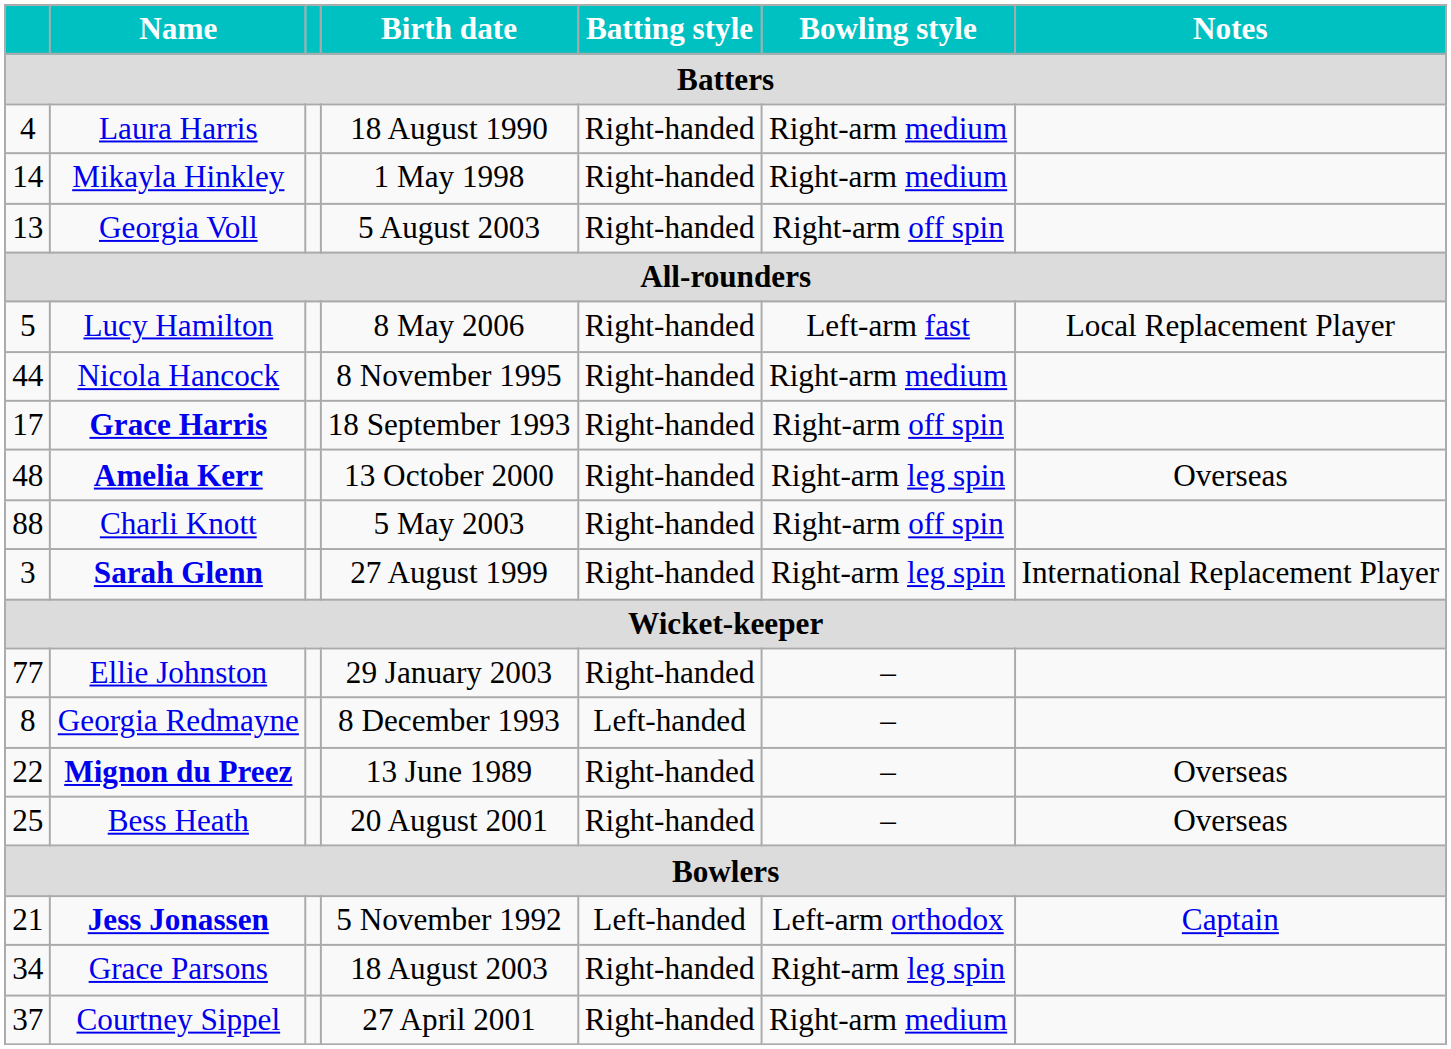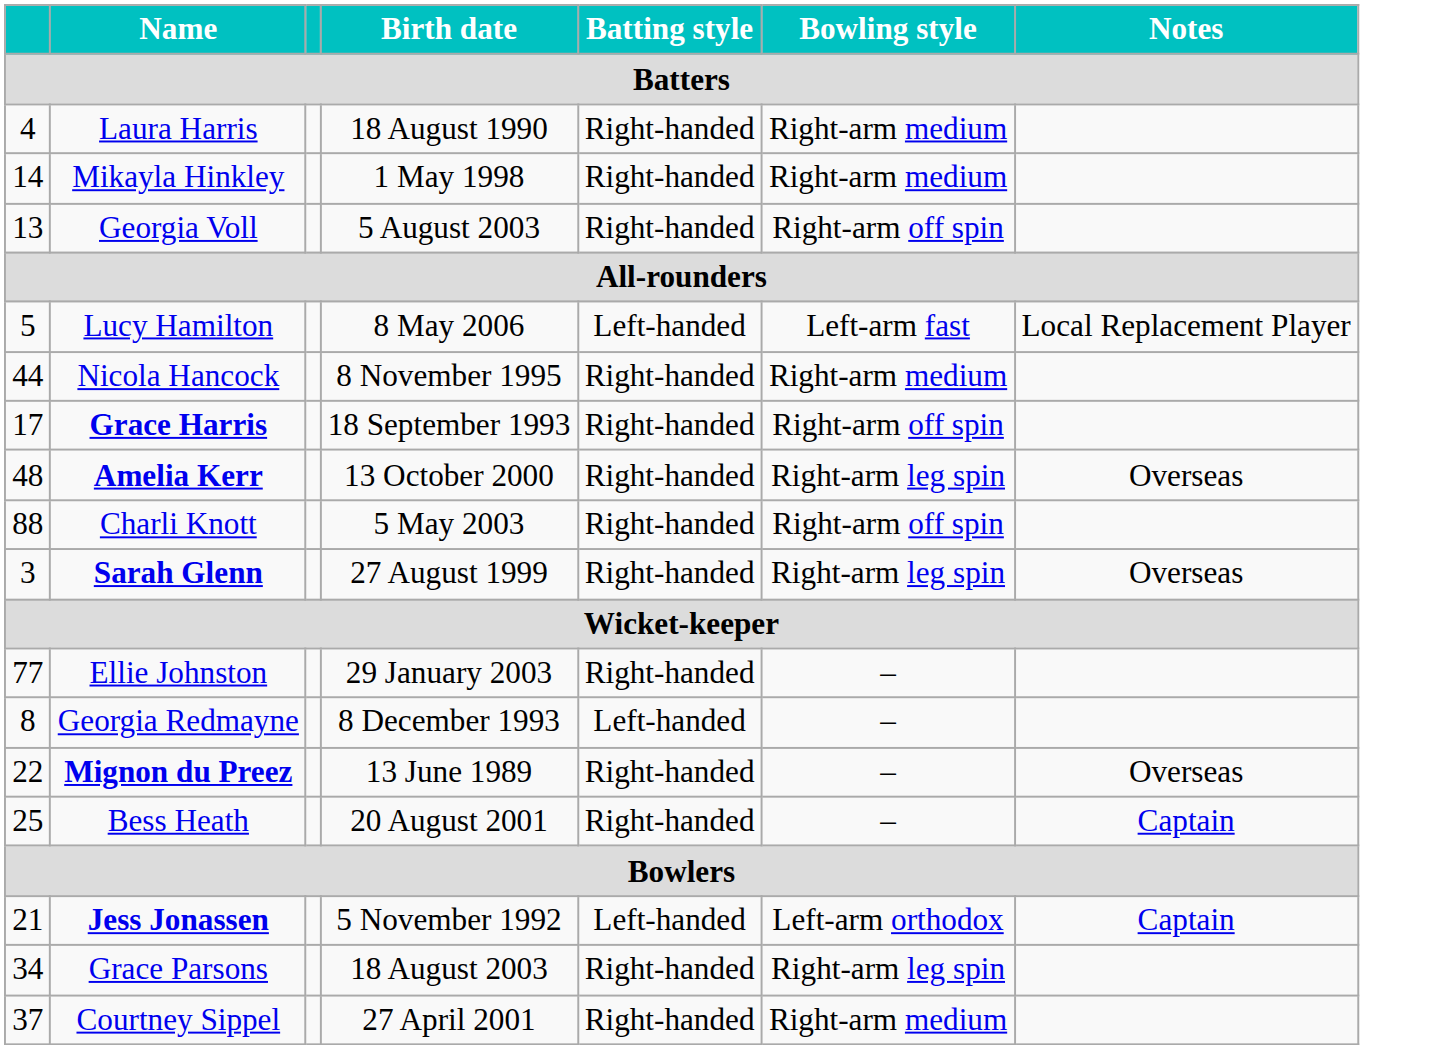(670, 326) Right-handed -> (670, 326) Left-handed
(1230, 573) International Replacement Player -> (1186, 573) Overseas
(1230, 820) Overseas -> (1186, 820) Captain
